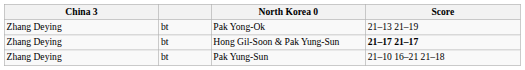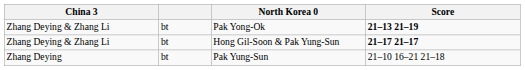(34, 27) Zhang Deying -> (58, 27) Zhang Deying & Zhang Li
(393, 27) normal -> (393, 27) bold
(34, 42) Zhang Deying -> (58, 42) Zhang Deying & Zhang Li
